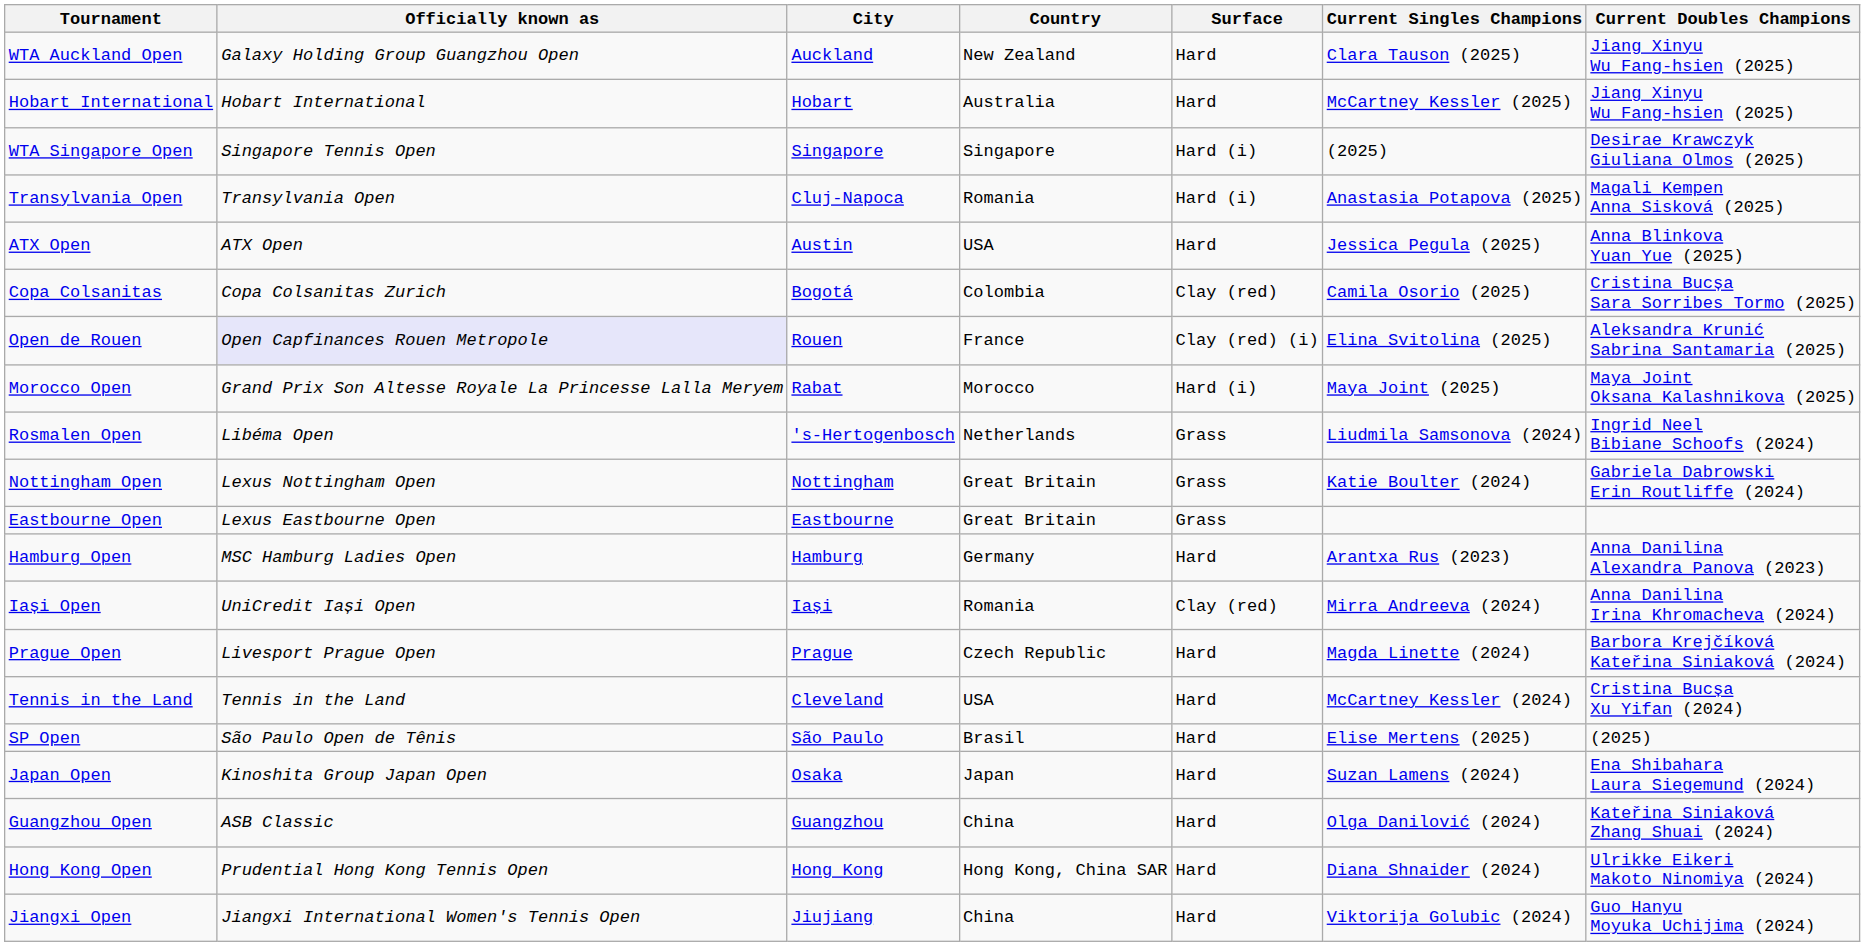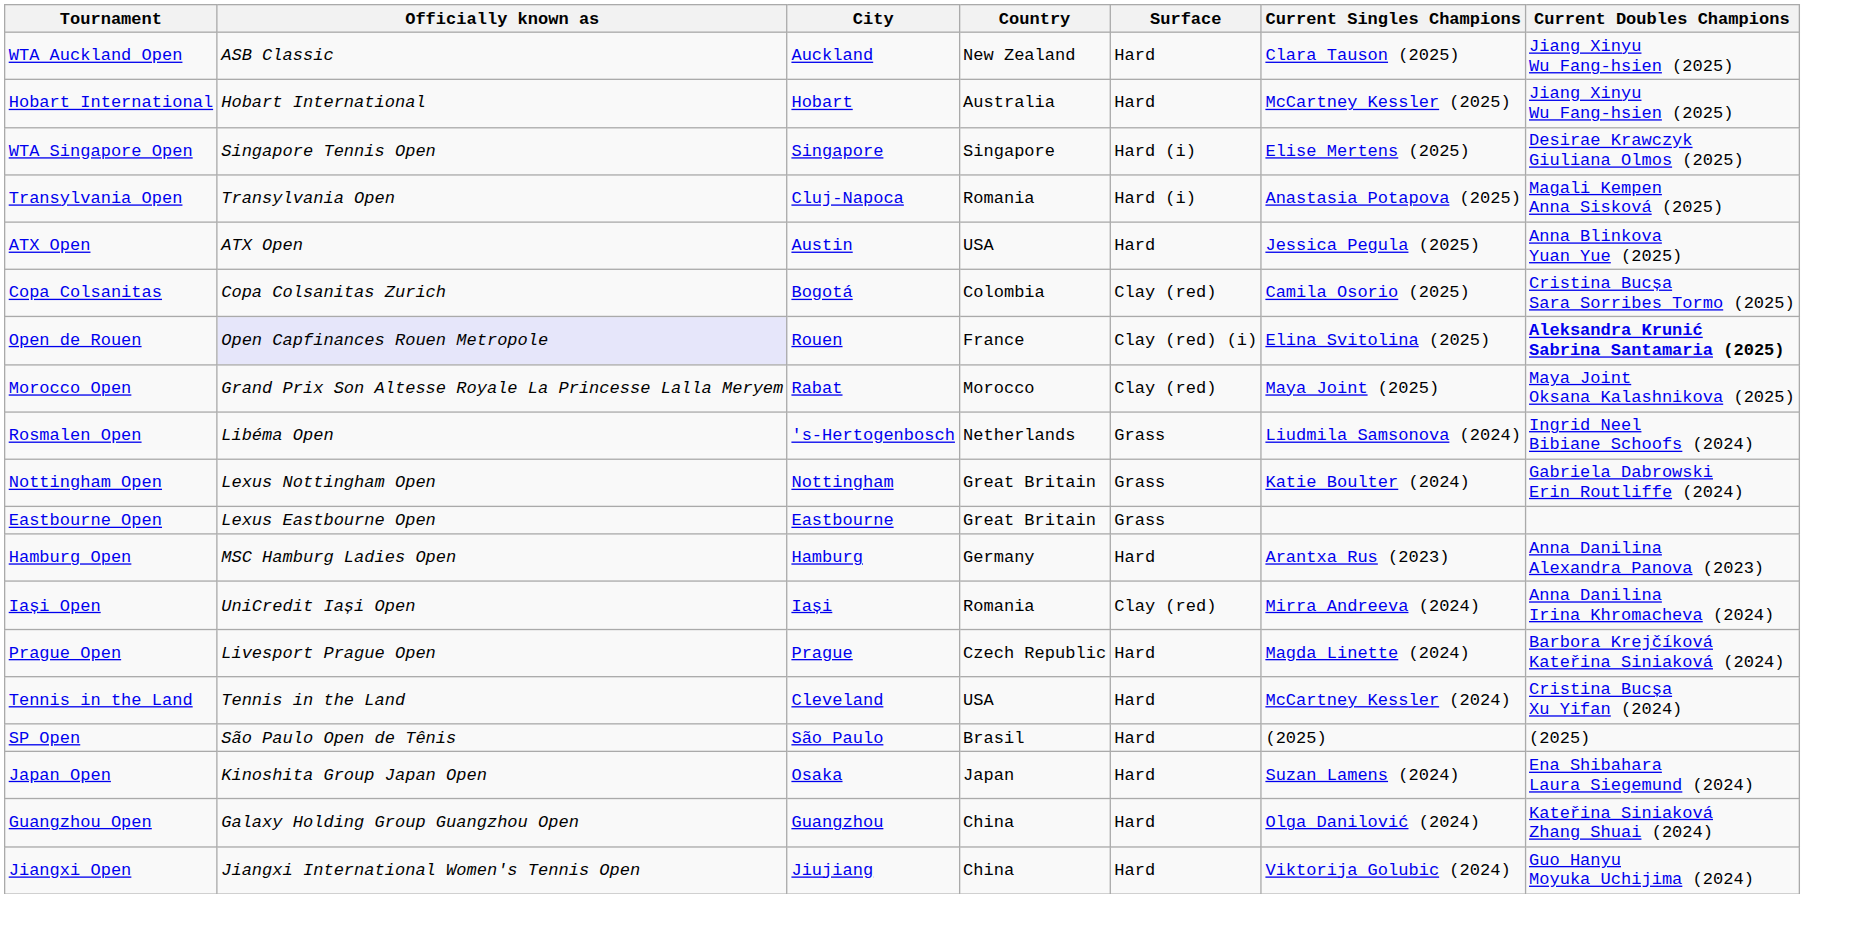(400, 56) Galaxy Holding Group Guangzhou Open -> (277, 56) ASB Classic
(1357, 151) (2025) -> (1368, 151) Elise Mertens (2025)
(1718, 341) normal -> (1657, 341) bold
(1216, 388) Hard (i) -> (1165, 388) Clay (red)
(1429, 738) Elise Mertens (2025) -> (1296, 738) (2025)
(277, 823) ASB Classic -> (400, 823) Galaxy Holding Group Guangzhou Open
- row: (80, 870)
